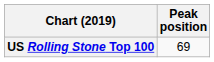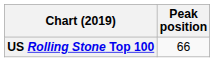(183, 47) 69 -> (183, 47) 66
